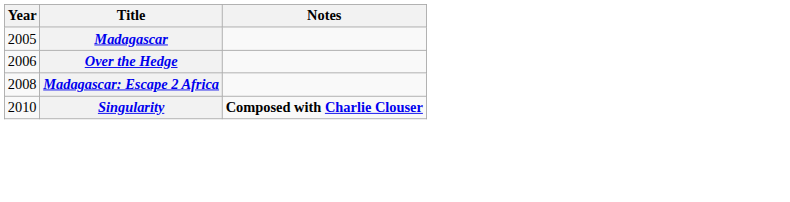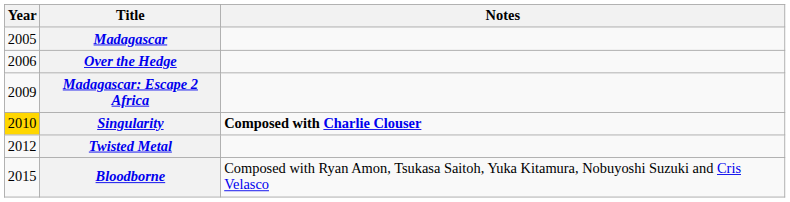(22, 84) 2008 -> (22, 92) 2009
(22, 107) no background -> (22, 123) gold background
+ row: (130, 146)
+ row: (130, 177)
